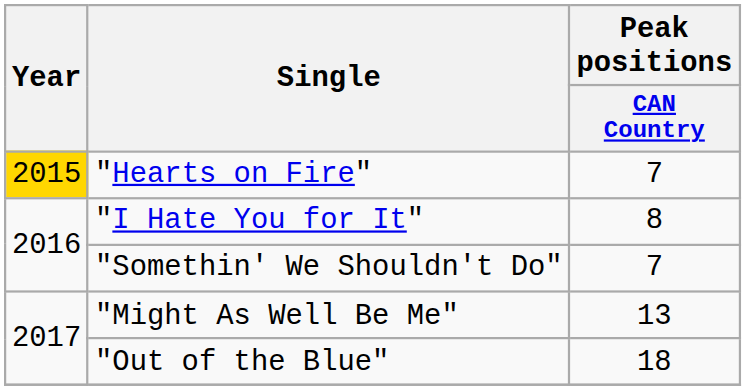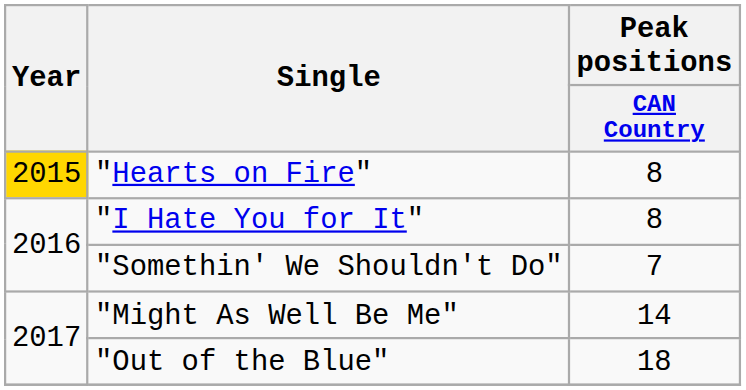(654, 174) 7 -> (654, 174) 8
(654, 315) 13 -> (654, 315) 14
